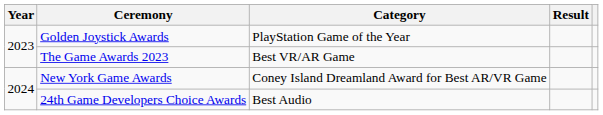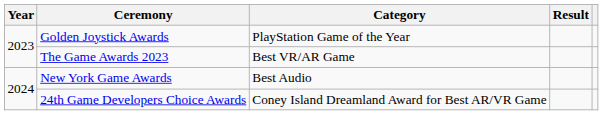(399, 78) Coney Island Dreamland Award for Best AR/VR Game -> (282, 78) Best Audio
(282, 99) Best Audio -> (399, 99) Coney Island Dreamland Award for Best AR/VR Game
